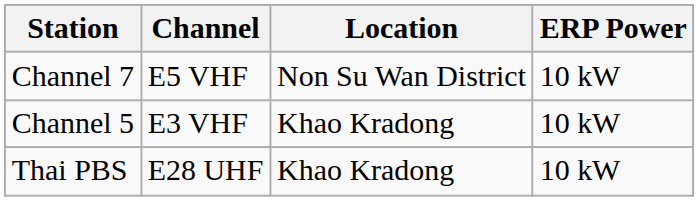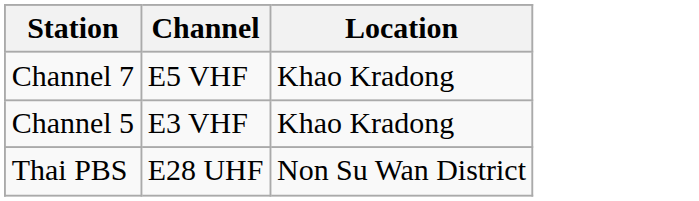- column: (613, 28)
(402, 75) Non Su Wan District -> (366, 75) Khao Kradong
(366, 170) Khao Kradong -> (402, 170) Non Su Wan District
